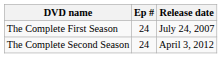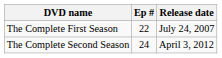(144, 28) 24 -> (144, 28) 22
